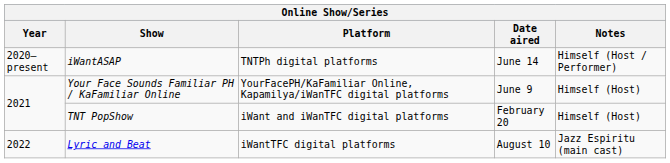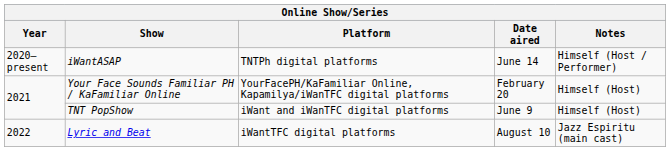(515, 89) June 9 -> (521, 89) February 20
(521, 117) February 20 -> (515, 111) June 9
